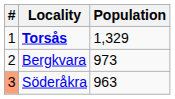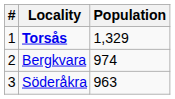(105, 60) 973 -> (105, 60) 974
(12, 82) lightsalmon background -> (12, 82) no background
